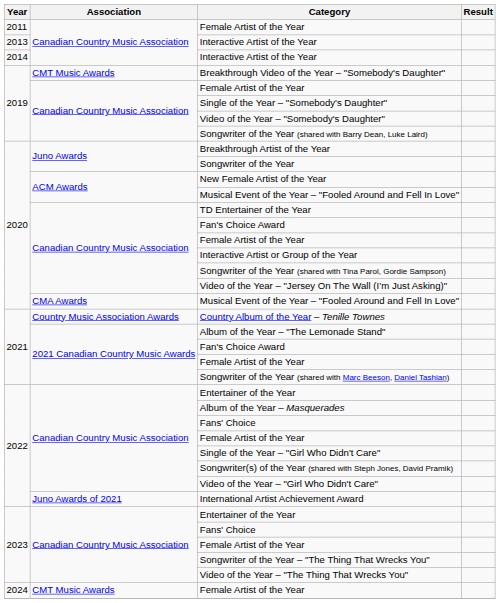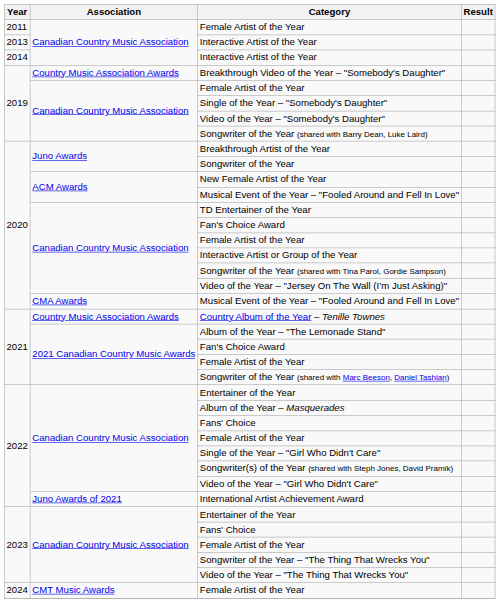(73, 73) CMT Music Awards -> (106, 73) Country Music Association Awards
